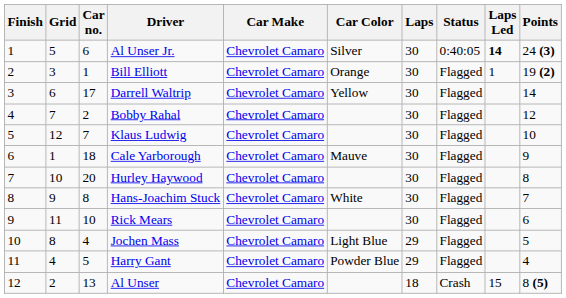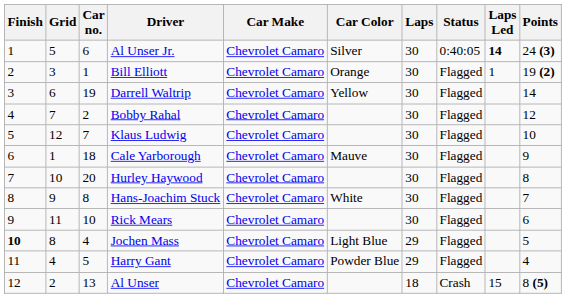(89, 93) 17 -> (89, 93) 19
(14, 240) normal -> (14, 240) bold
